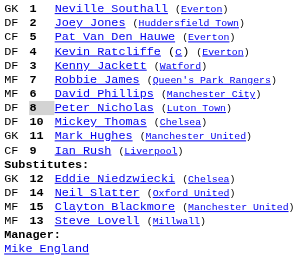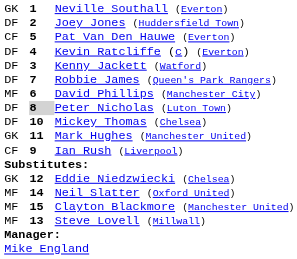(11, 80) MF -> (11, 80) DF
(11, 193) DF -> (11, 193) MF
